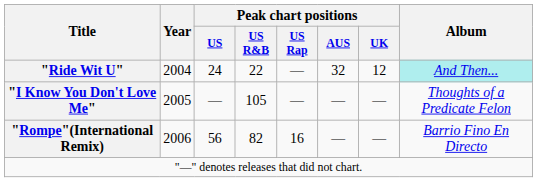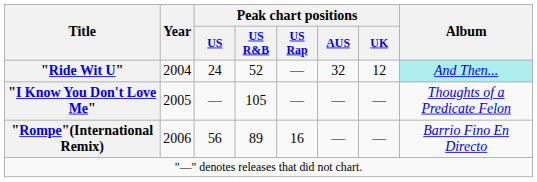(256, 71) 22 -> (256, 71) 52
(256, 138) 82 -> (256, 138) 89
